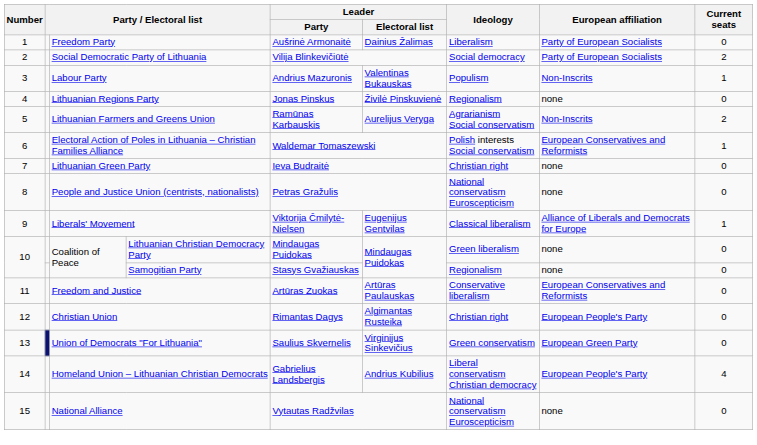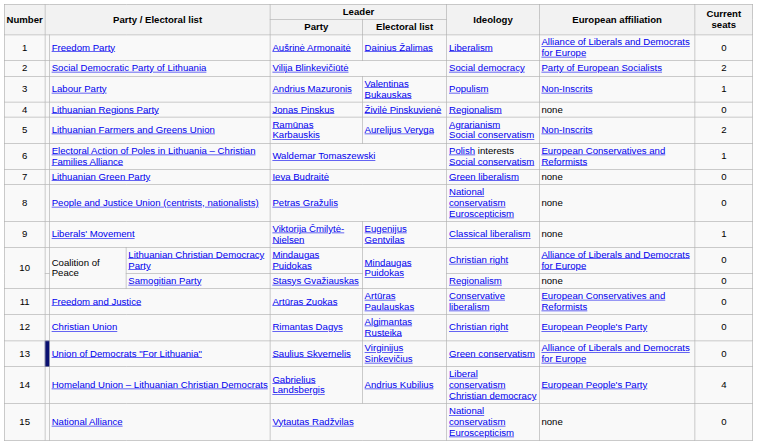(602, 42) Party of European Socialists -> (616, 47) Alliance of Liberals and Democrats for Europe
(479, 166) Christian right -> (484, 177) Green liberalism
(616, 223) Alliance of Liberals and Democrats for Europe -> (552, 234) none
(484, 249) Green liberalism -> (479, 260) Christian right
(552, 249) none -> (616, 260) Alliance of Liberals and Democrats for Europe
(589, 343) European Green Party -> (616, 353) Alliance of Liberals and Democrats for Europe
